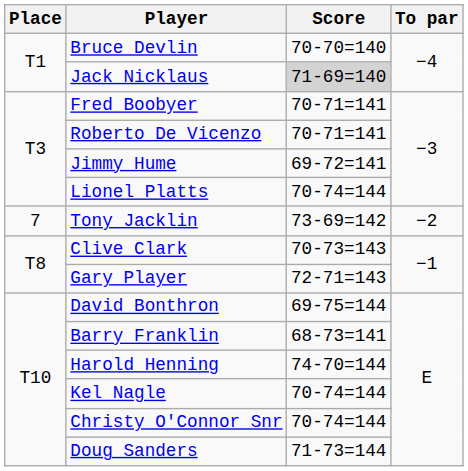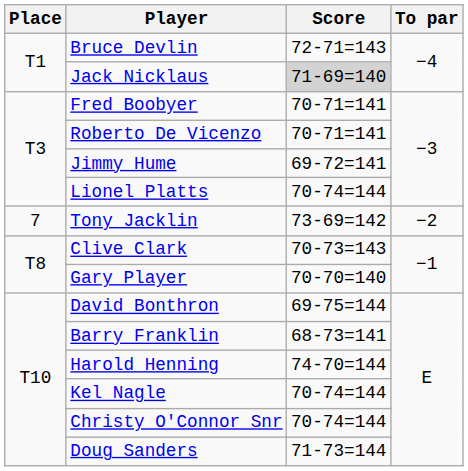(339, 48) 70-70=140 -> (339, 48) 72-71=143
(339, 278) 72-71=143 -> (339, 278) 70-70=140
